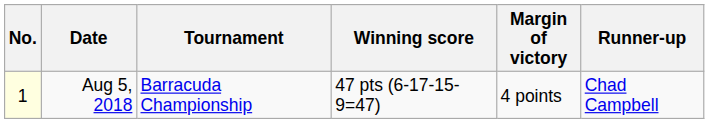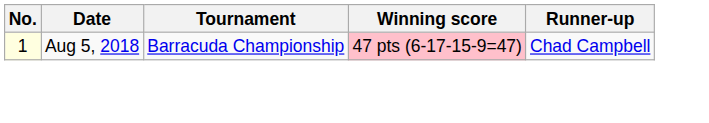- column: (539, 38)
(397, 95) no background -> (437, 46) pink background
